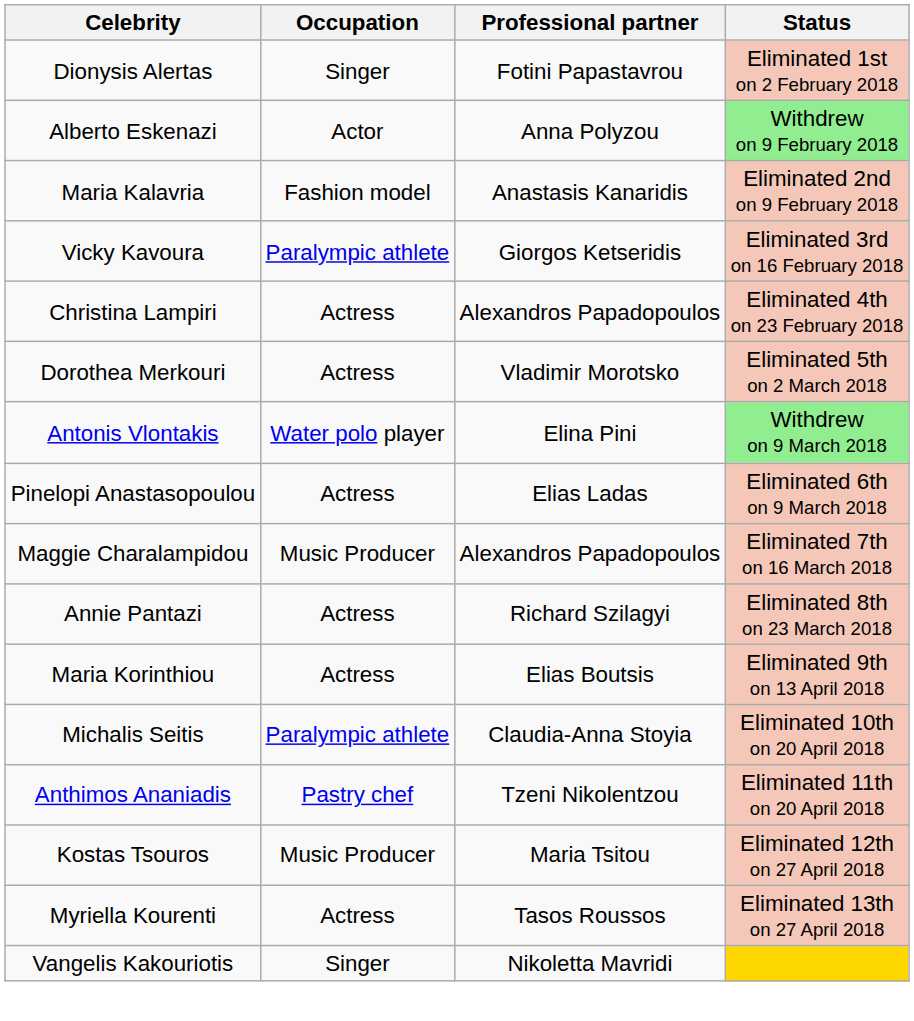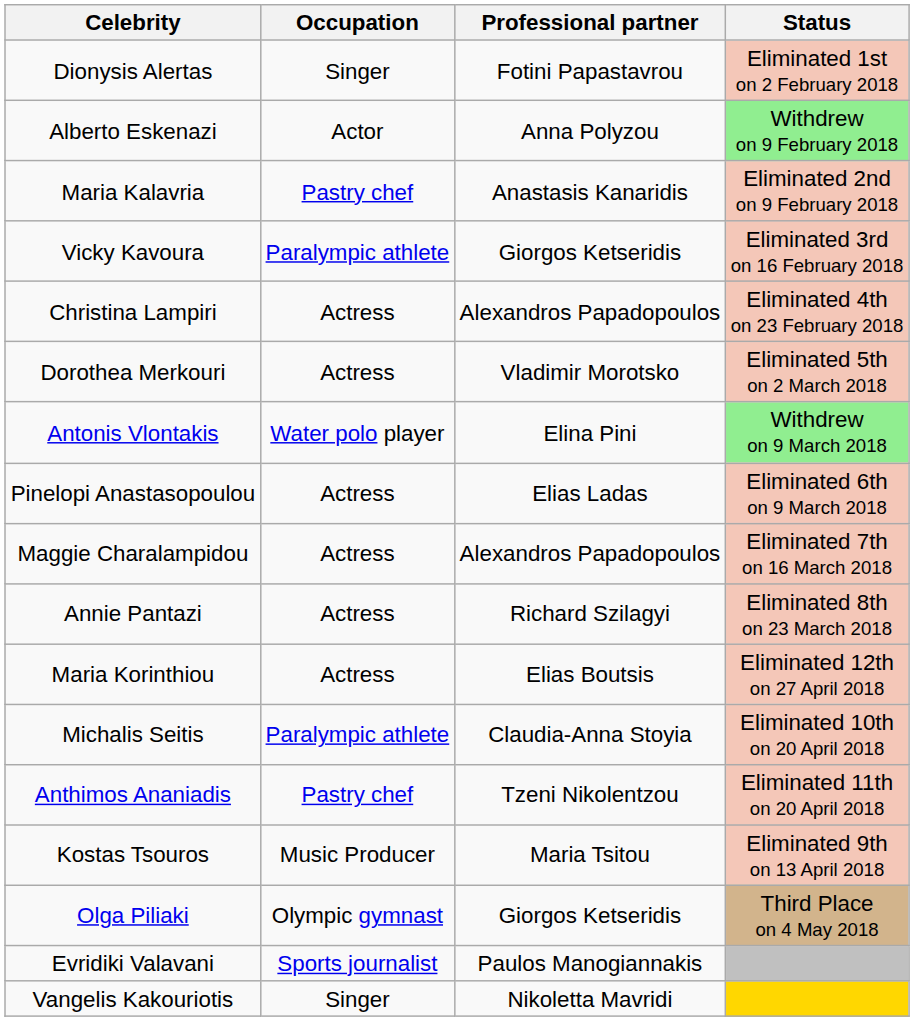(357, 191) Fashion model -> (357, 191) Pastry chef
(357, 553) Music Producer -> (357, 553) Actress
(817, 674) Eliminated 9th on 13 April 2018 -> (817, 674) Eliminated 12th on 27 April 2018
(817, 855) Eliminated 12th on 27 April 2018 -> (817, 855) Eliminated 9th on 13 April 2018
- row: (133, 915)
+ row: (133, 915)
+ row: (133, 963)
